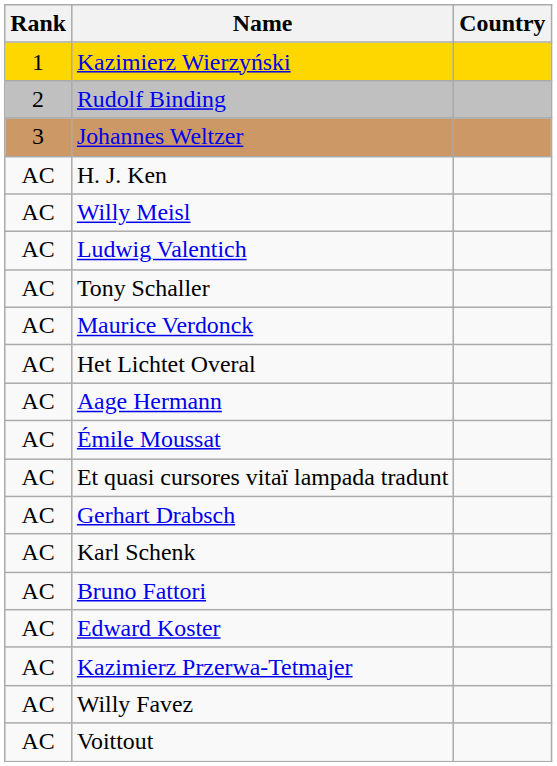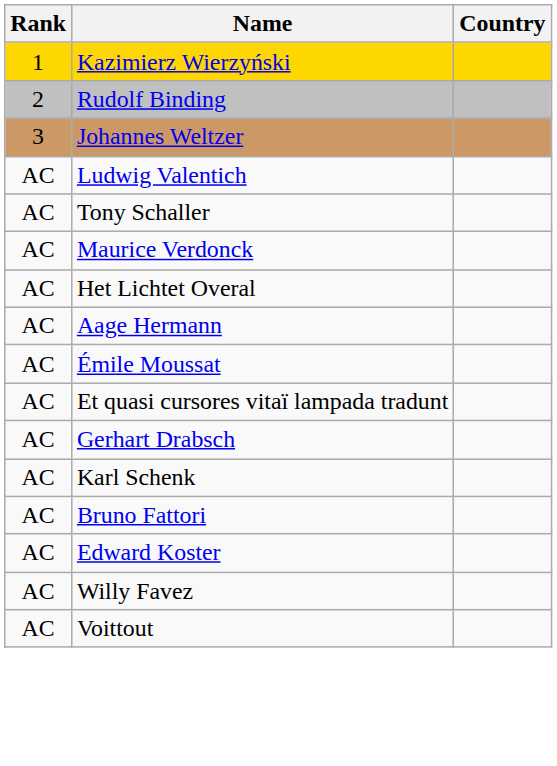- row: (122, 174)
- row: (134, 212)
- row: (215, 666)
